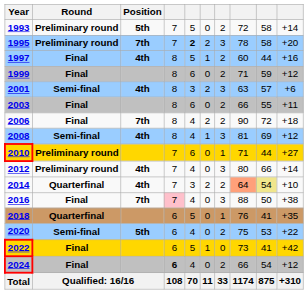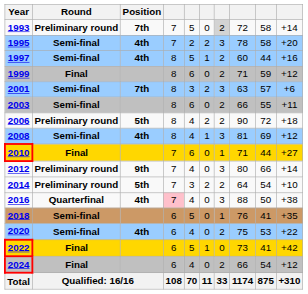(142, 27) 5th -> (142, 27) 7th
(223, 27) no background -> (222, 27) lightgrey background
(77, 43) Preliminary round -> (76, 43) Semi-final
(142, 43) 7th -> (142, 43) 4th
(192, 43) bold -> (192, 43) normal
(77, 58) Final -> (76, 58) Semi-final
(142, 89) 4th -> (142, 89) 7th
(77, 105) Final -> (76, 105) Semi-final
(77, 120) Final -> (76, 120) Preliminary round
(142, 120) 7th -> (142, 120) 5th
(77, 152) Preliminary round -> (77, 152) Final
(142, 169) 4th -> (142, 169) 9th
(77, 184) Quarterfinal -> (76, 184) Preliminary round
(142, 184) 4th -> (142, 184) 5th
(243, 184) lightsalmon background -> (243, 184) no background
(266, 184) khaki background -> (266, 184) no background
(77, 200) Final -> (76, 200) Quarterfinal
(142, 200) 7th -> (142, 200) 4th
(77, 215) Quarterfinal -> (76, 215) Semi-final
(142, 231) 5th -> (142, 231) 4th
(174, 264) bold -> (174, 264) normal
